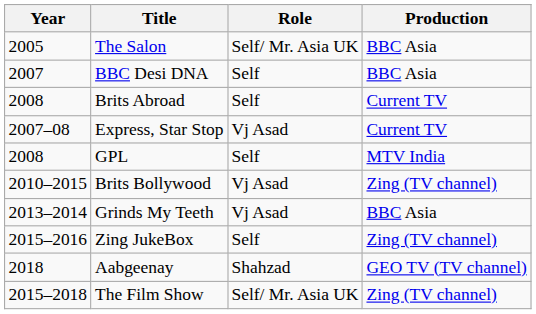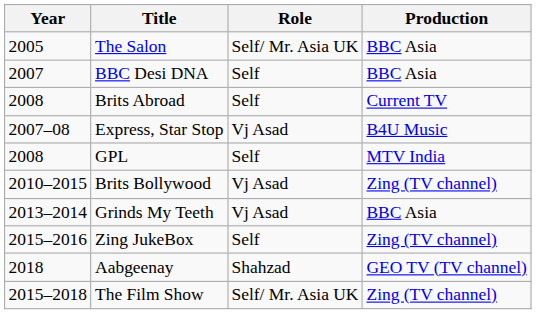(407, 128) Current TV -> (407, 128) B4U Music
